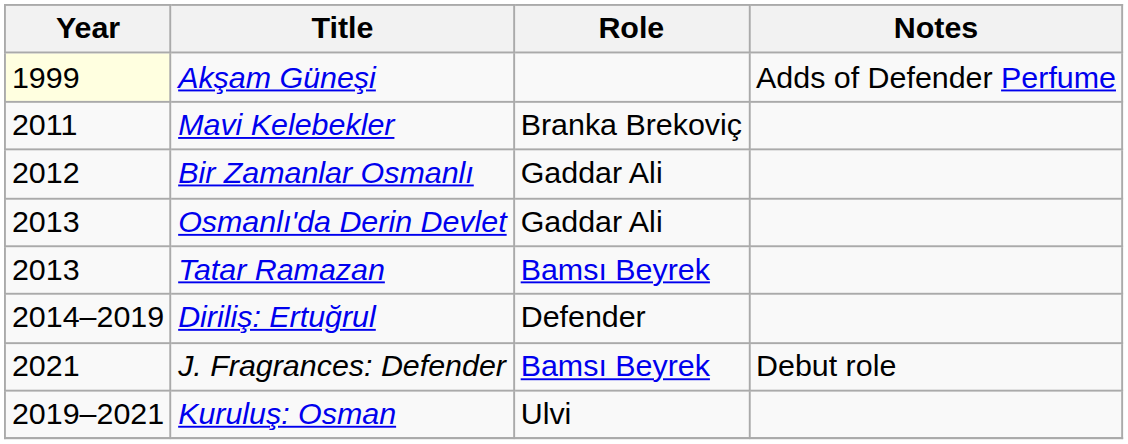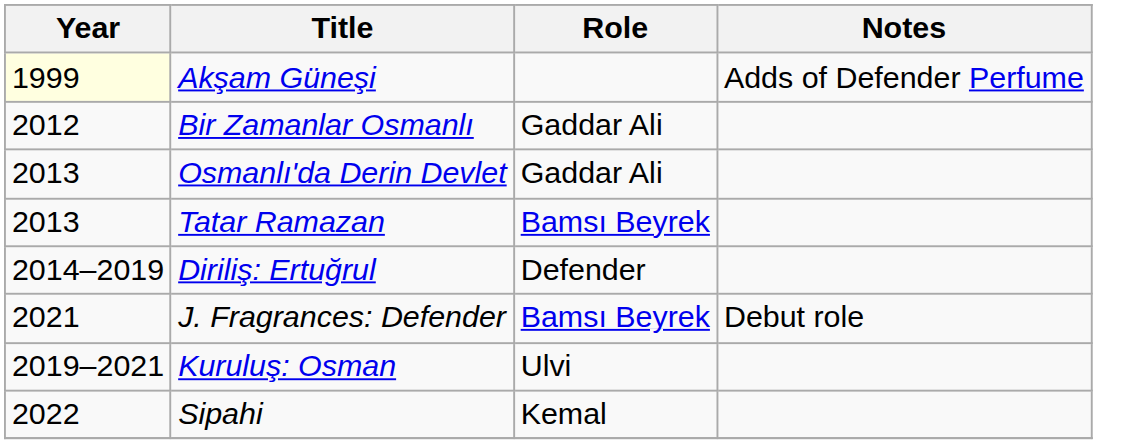- row: (286, 125)
+ row: (220, 414)
